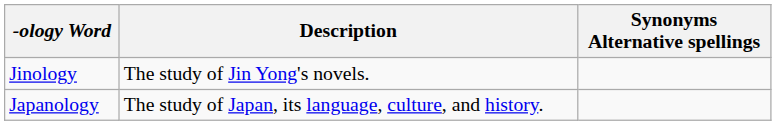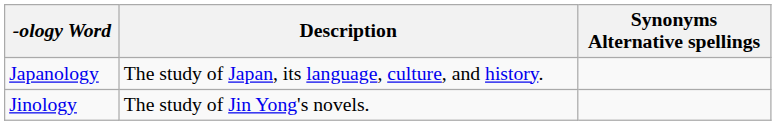rows swapped: (54, 104) <-> (43, 73)
